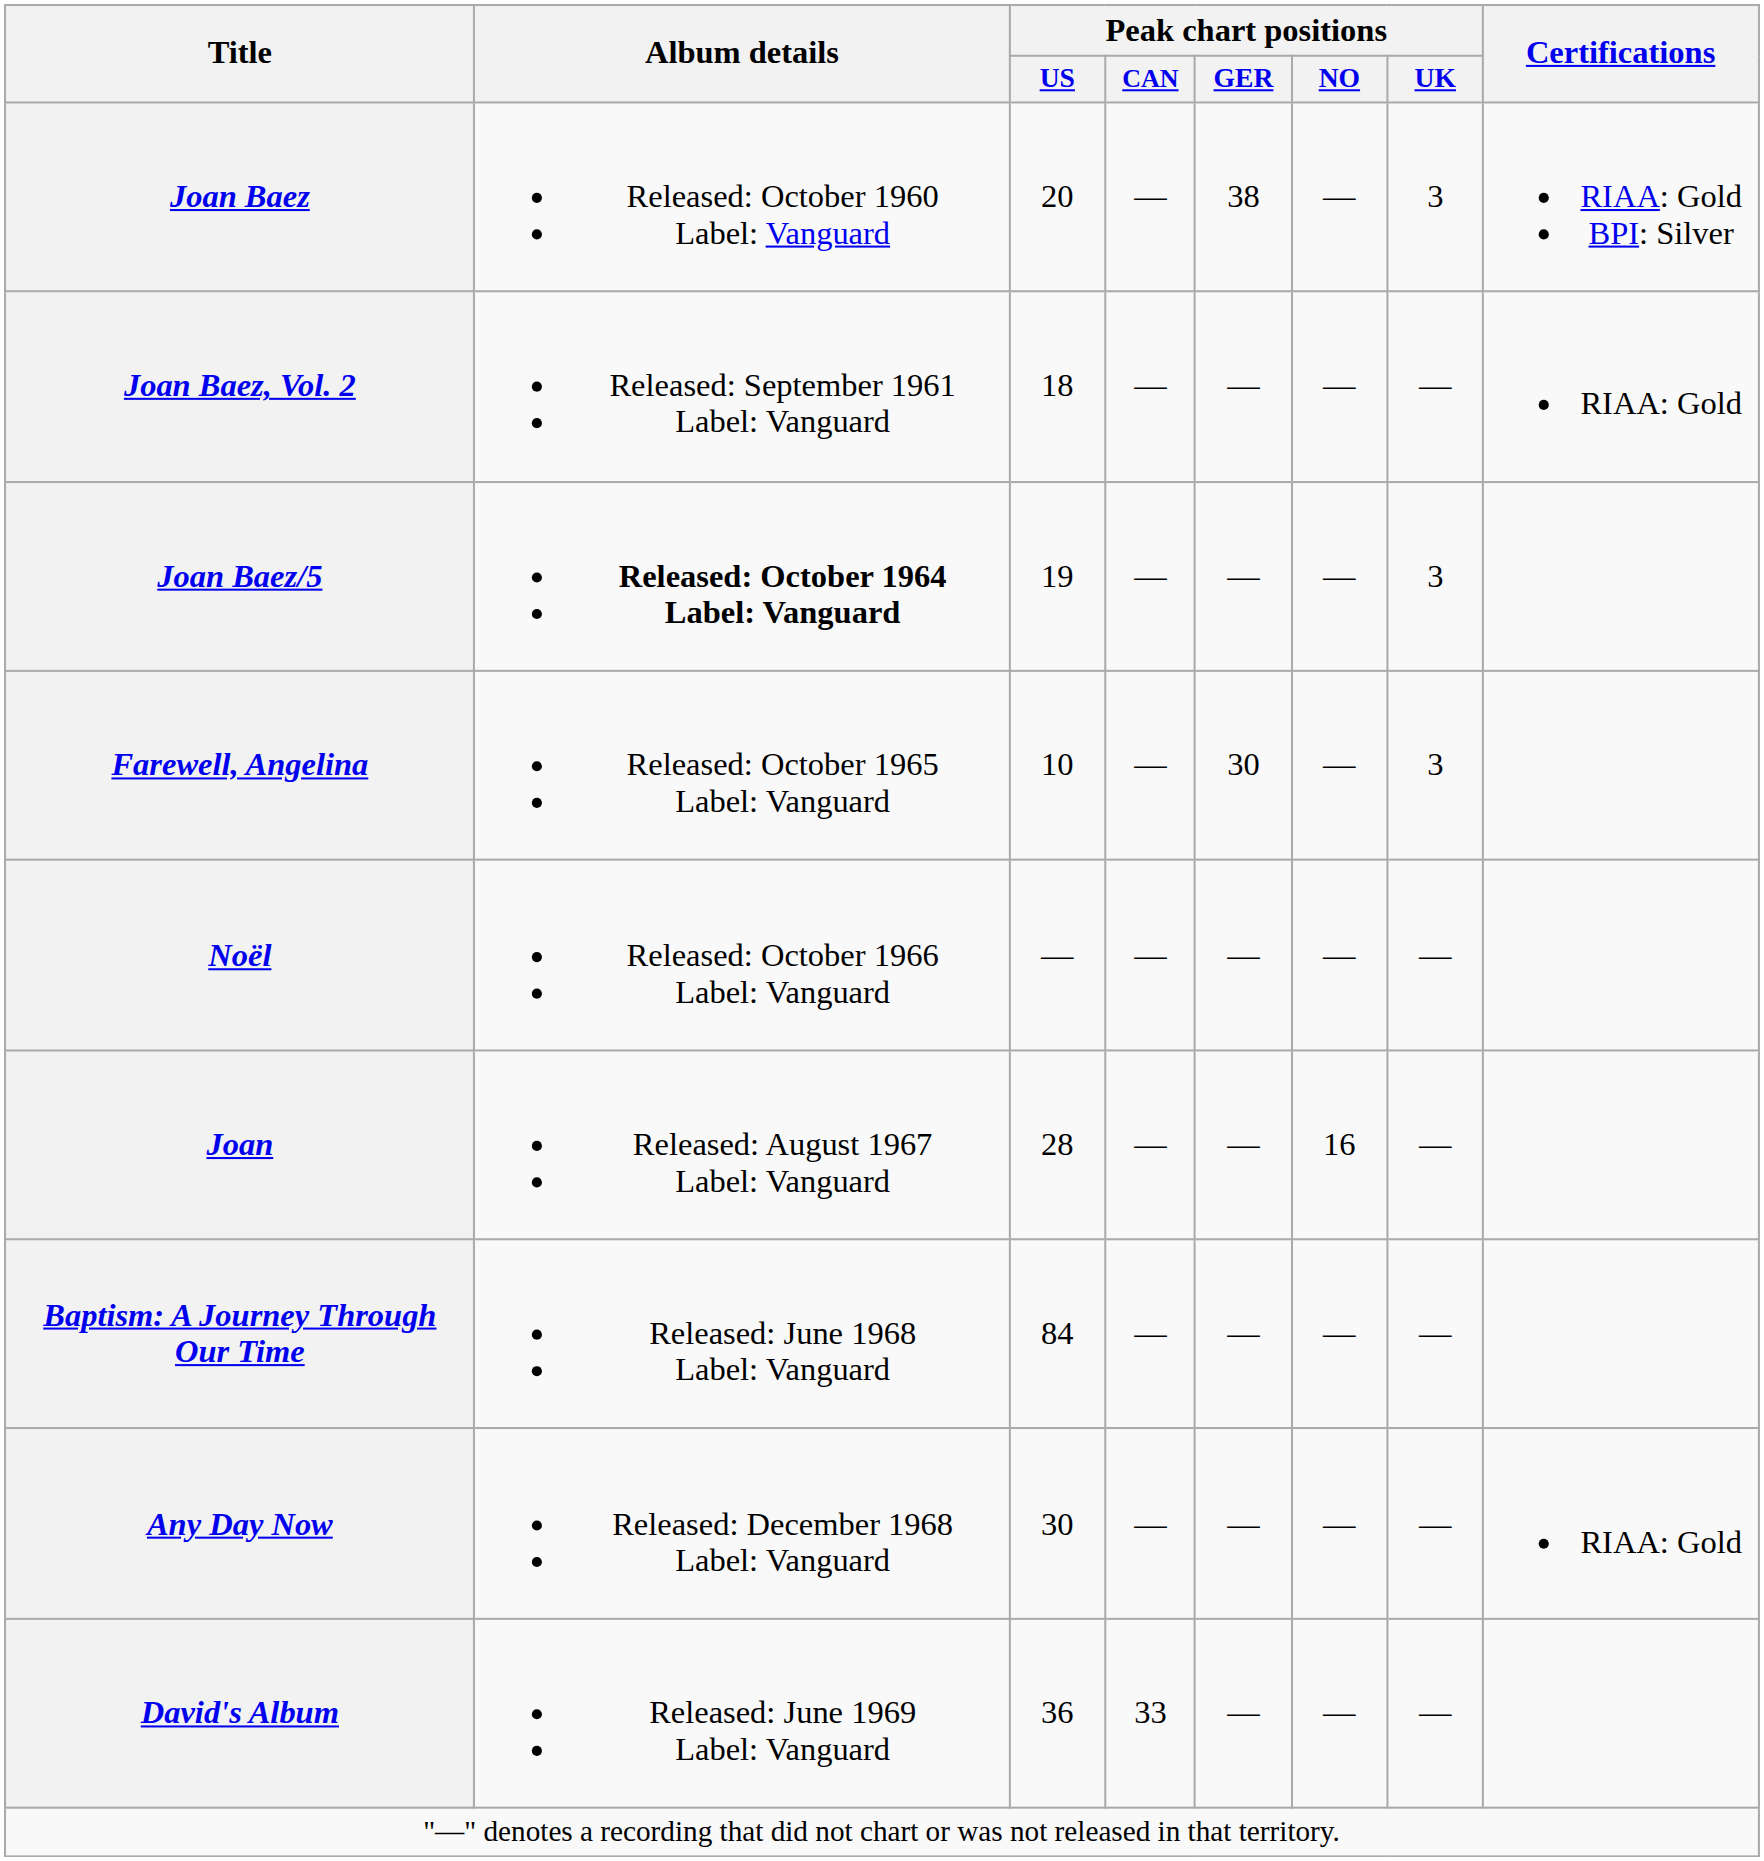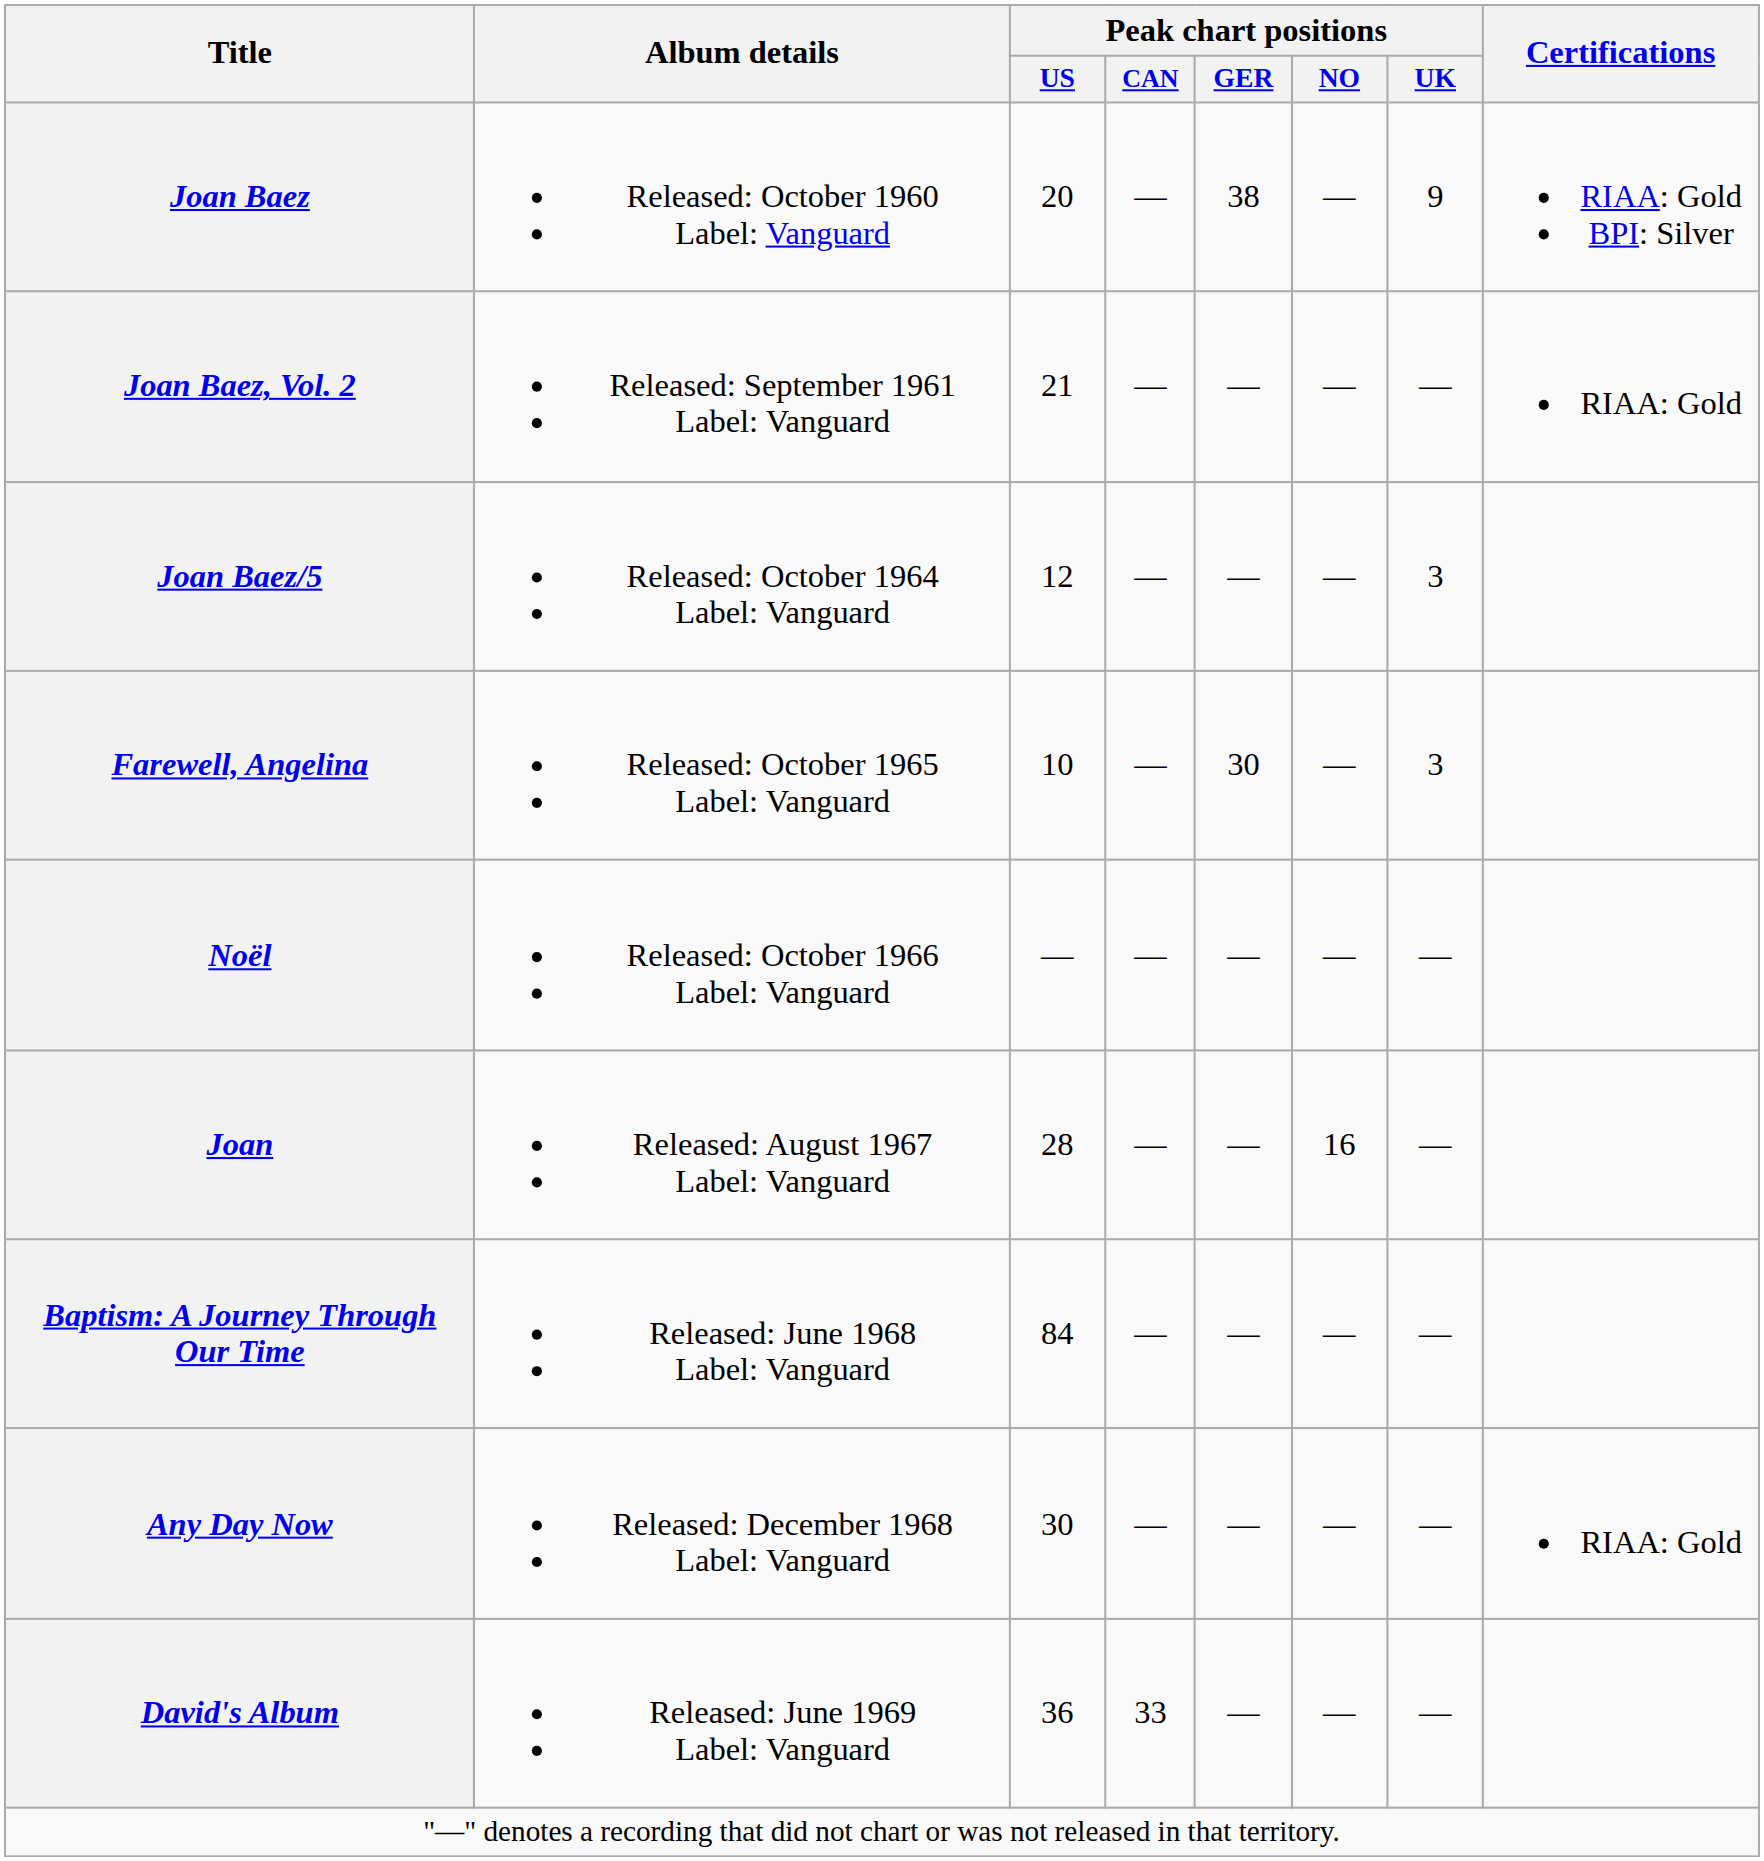(1435, 196) 3 -> (1435, 196) 9
(1057, 385) 18 -> (1057, 385) 21
(742, 594) bold -> (742, 594) normal
(1057, 575) 19 -> (1057, 575) 12
